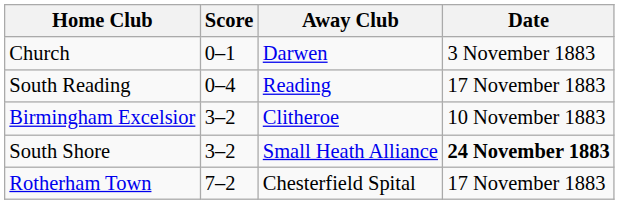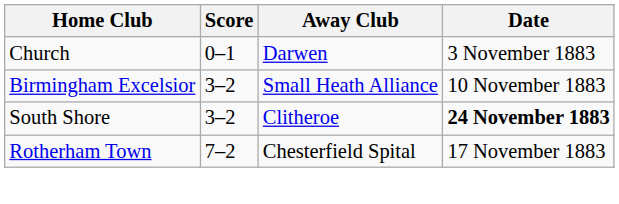- row: (70, 85)
(301, 118) Clitheroe -> (350, 85) Small Heath Alliance
(350, 150) Small Heath Alliance -> (301, 118) Clitheroe
